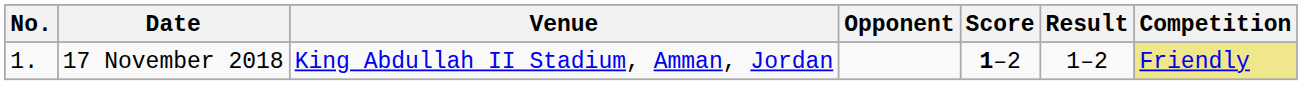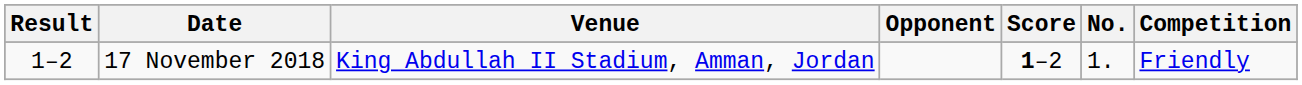columns swapped: (31, 24) <-> (1087, 24)
(1195, 61) khaki background -> (1195, 61) no background
